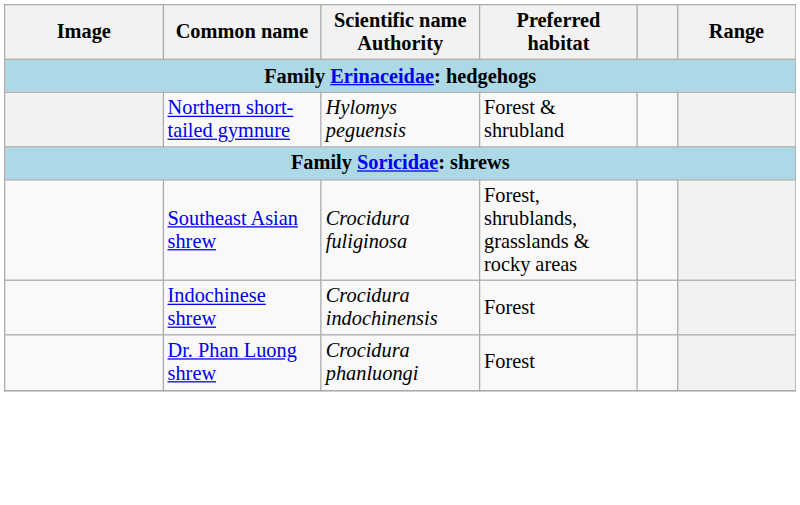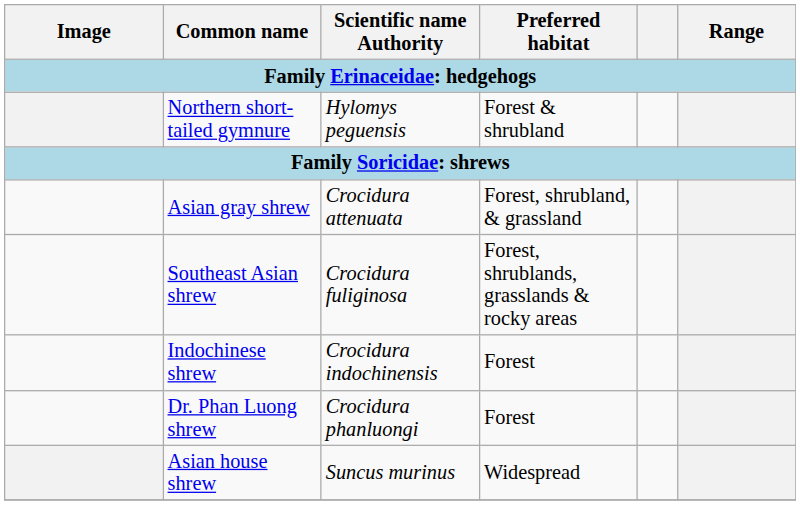+ row: (239, 206)
+ row: (217, 472)
